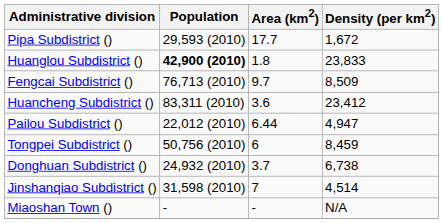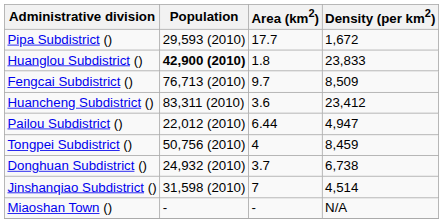(255, 144) 6 -> (255, 144) 4
